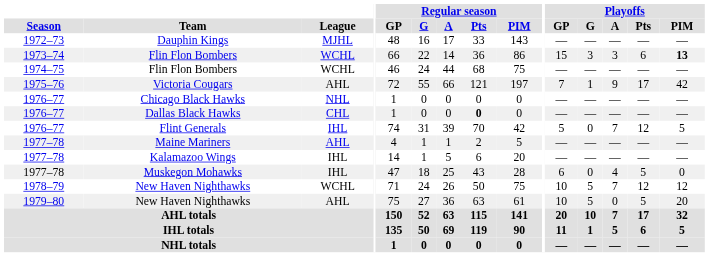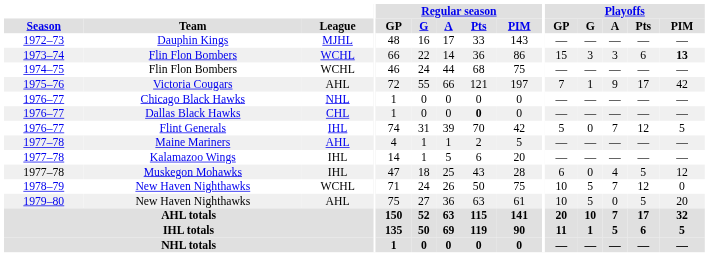(682, 172) 0 -> (682, 172) 12
(682, 186) 12 -> (682, 186) 0
